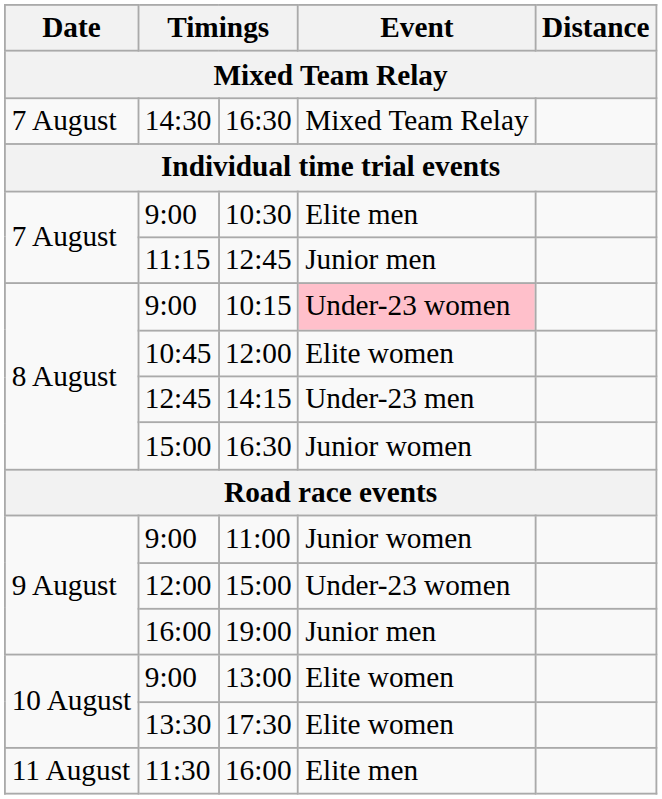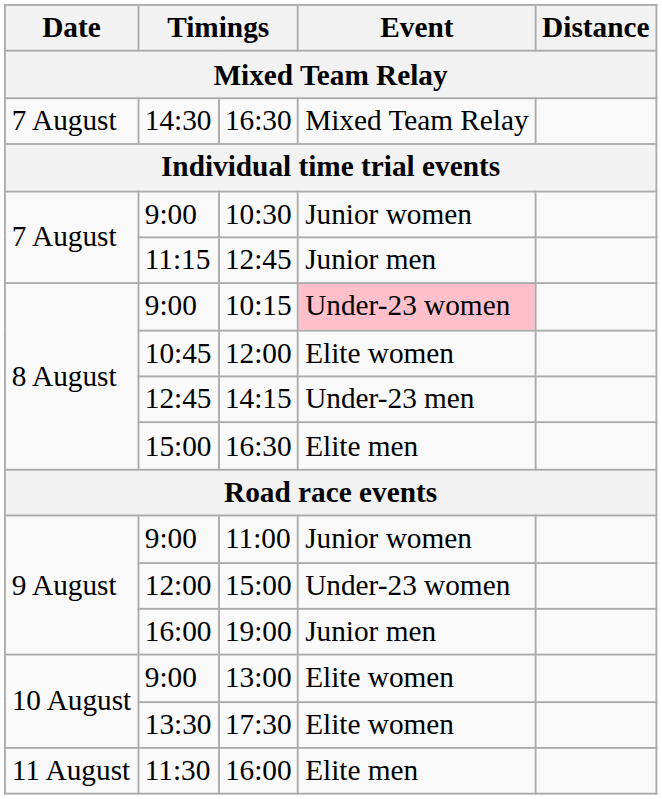(362, 213) Elite men -> (389, 213) Junior women
(389, 445) Junior women -> (362, 445) Elite men
